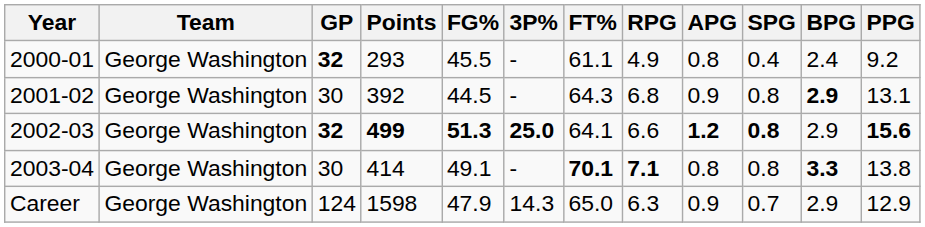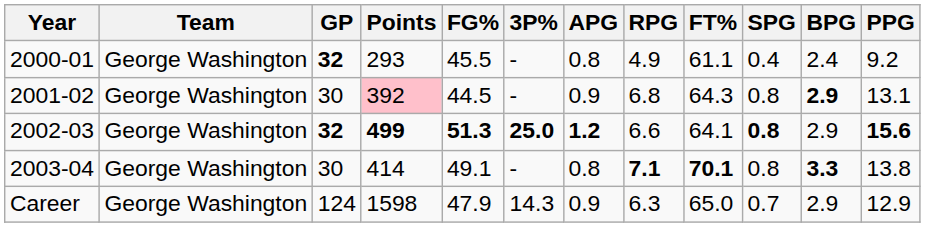columns swapped: (593, 22) <-> (712, 22)
(386, 95) no background -> (386, 95) pink background
